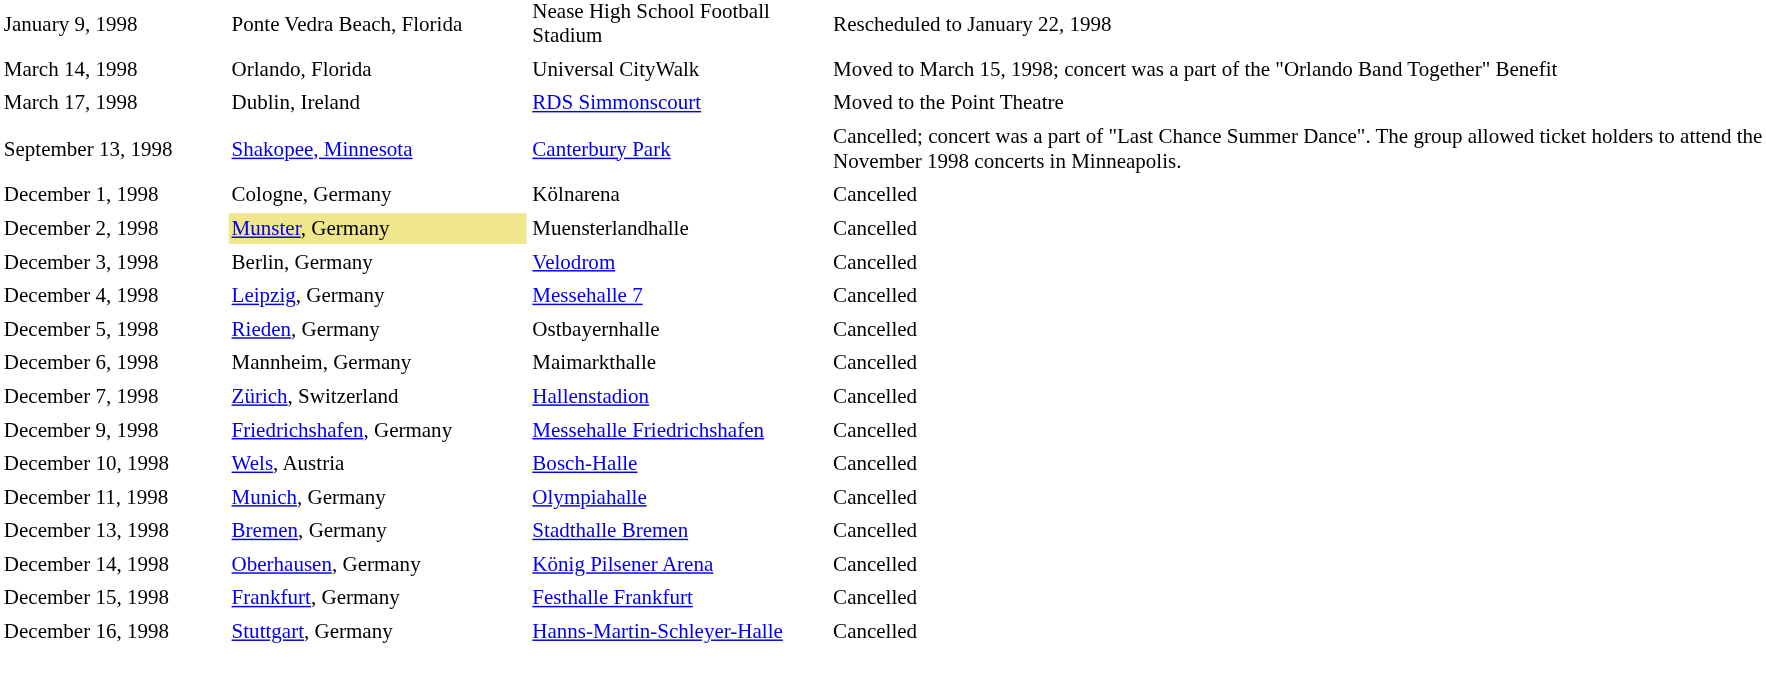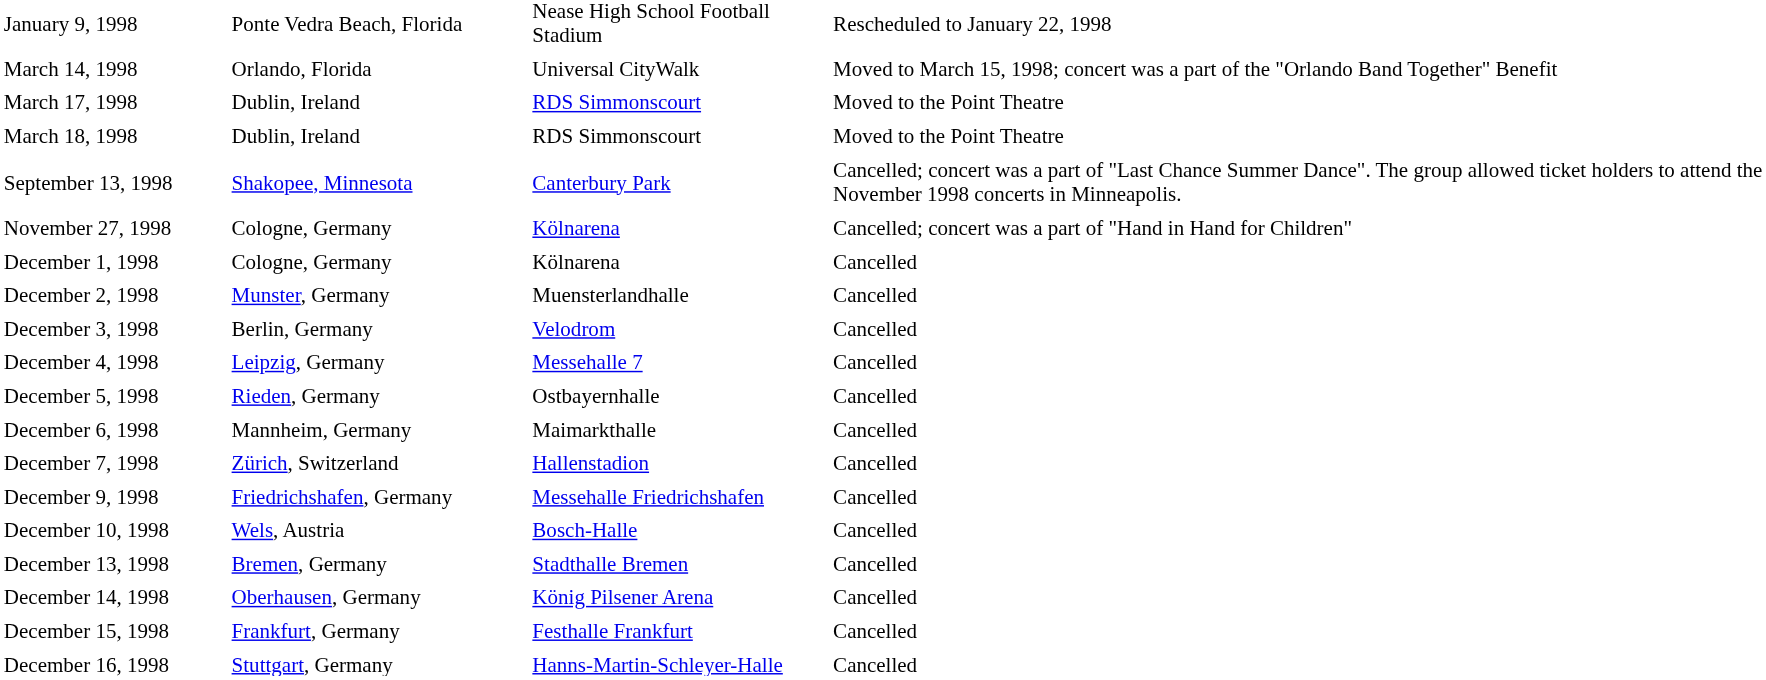+ row: (71, 136)
+ row: (88, 228)
(311, 228) khaki background -> (311, 295) no background
- row: (86, 496)
